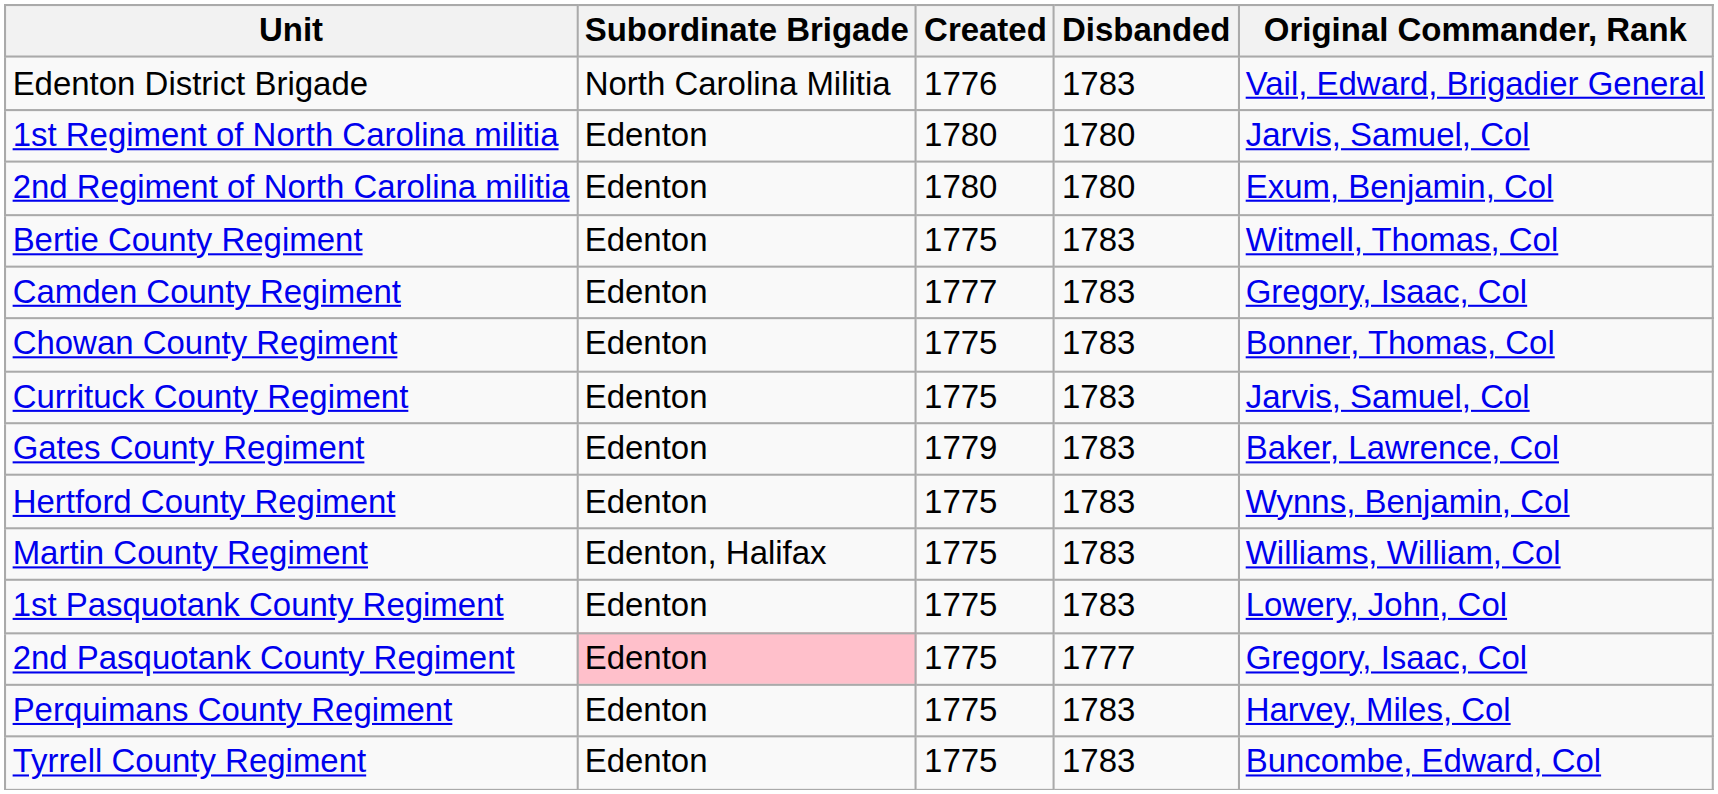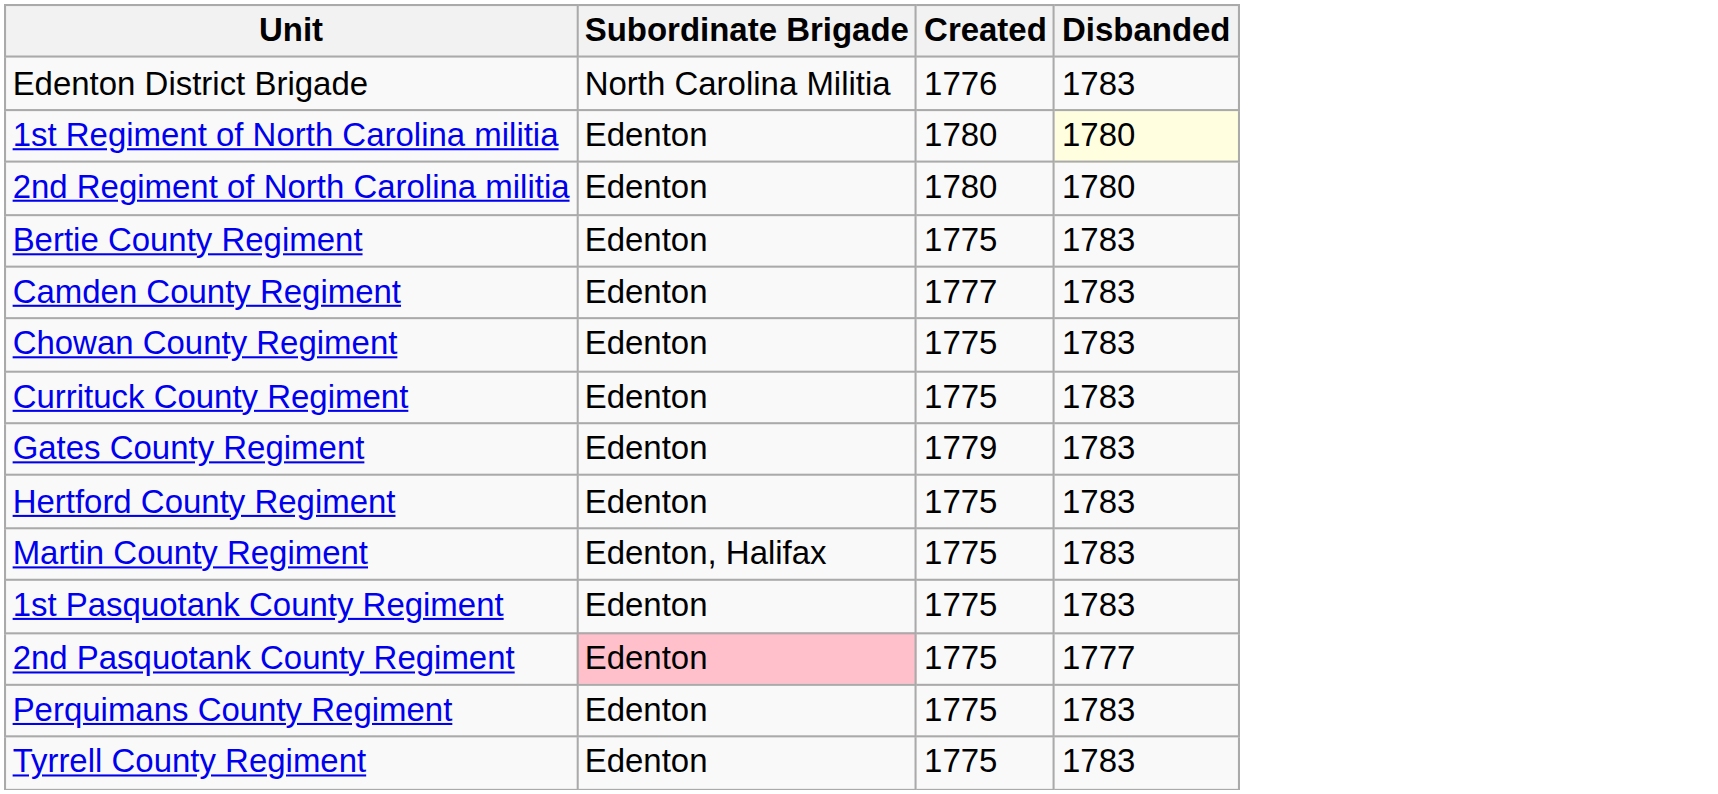- column: (1475, 30)
(1099, 135) no background -> (1099, 135) lightyellow background
